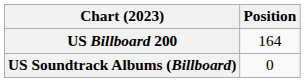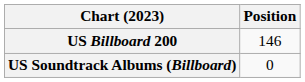(270, 41) 164 -> (270, 41) 146
